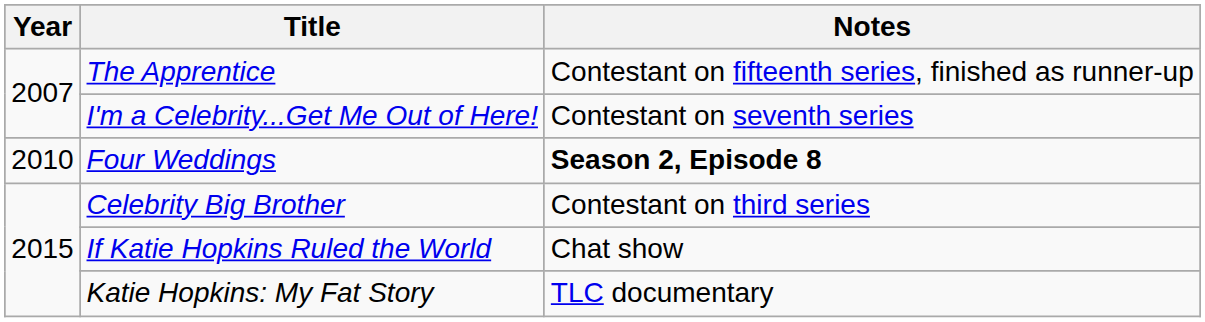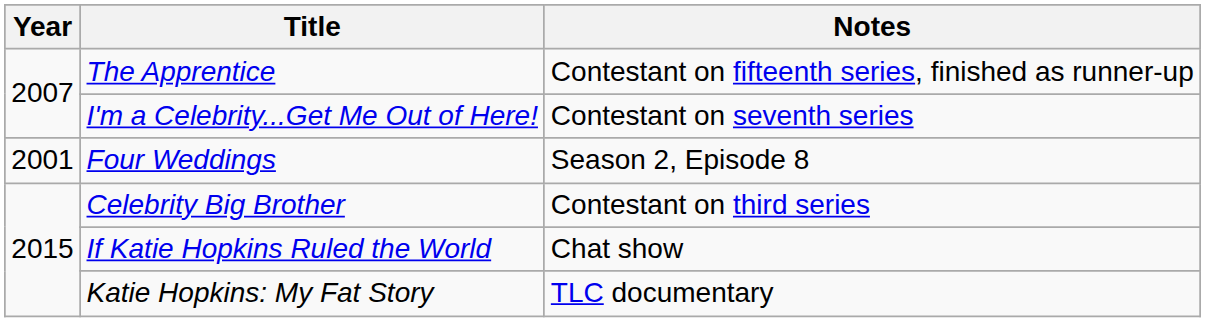(42, 159) 2010 -> (42, 159) 2001
(686, 159) bold -> (680, 159) normal
